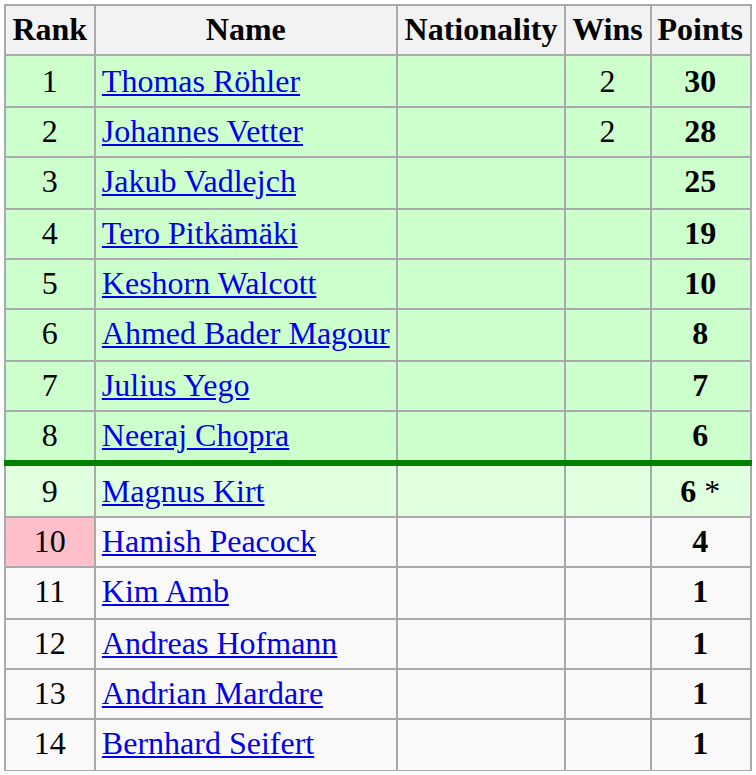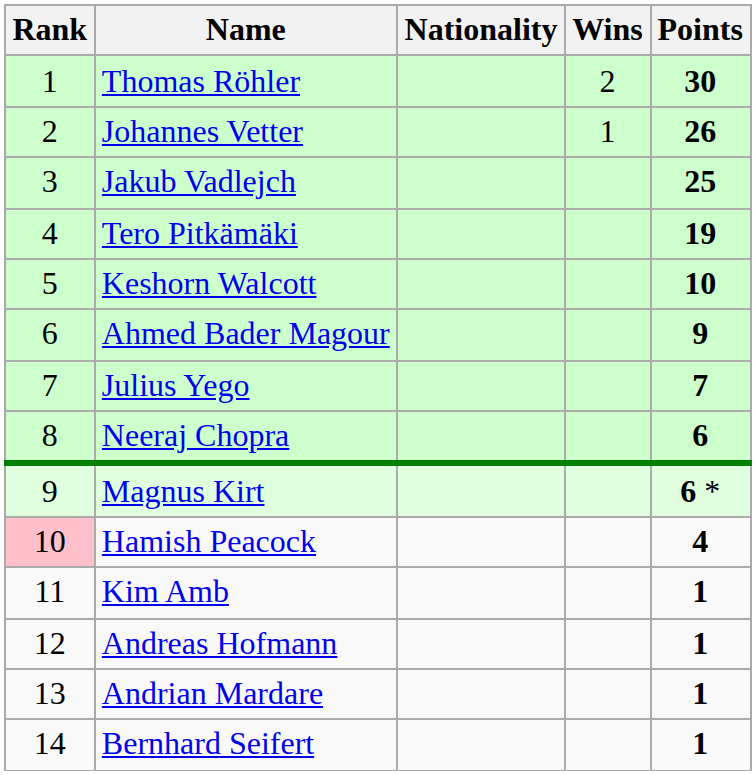(607, 131) 2 -> (607, 131) 1
(700, 131) 28 -> (700, 131) 26
(700, 334) 8 -> (700, 334) 9
